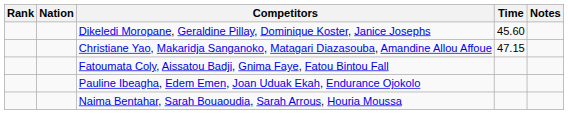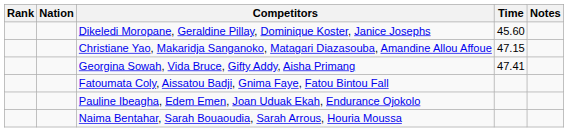+ row: (217, 66)
